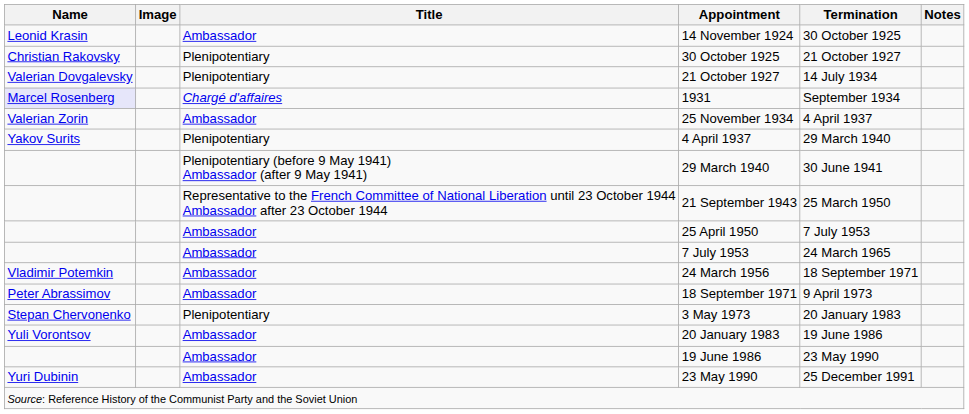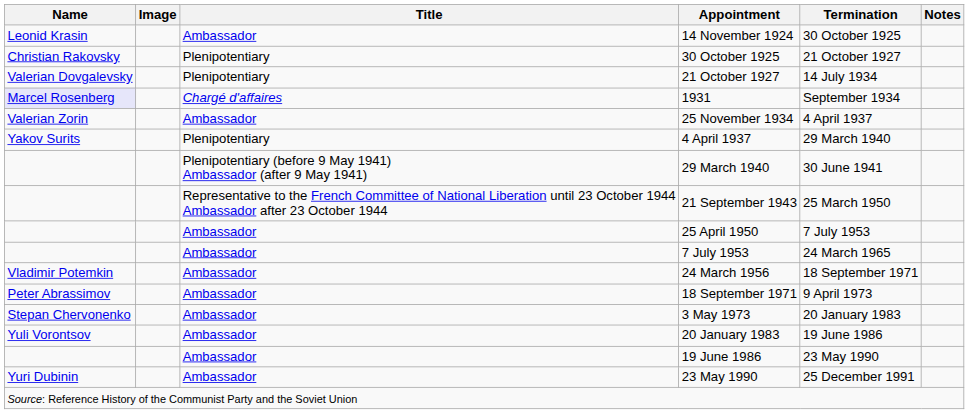(226, 314) Plenipotentiary -> (219, 314) Ambassador
